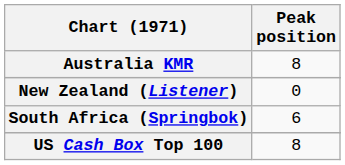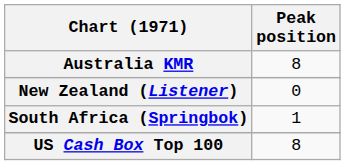(296, 119) 6 -> (296, 119) 1
